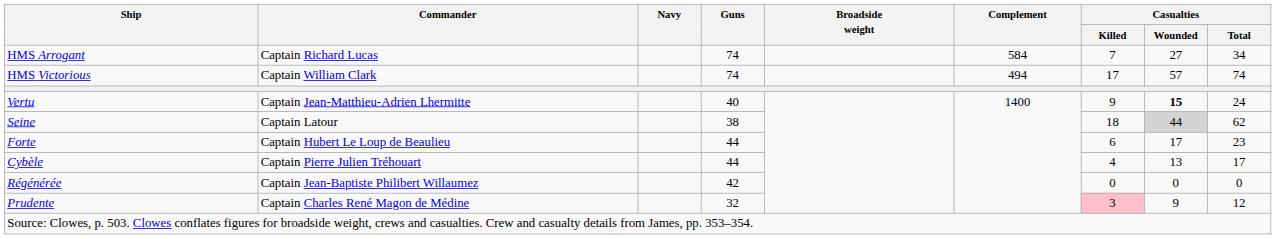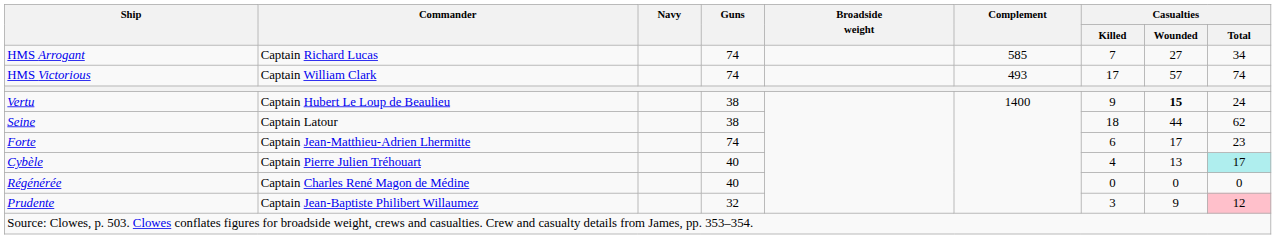(1018, 55) 584 -> (1018, 55) 585
(1018, 75) 494 -> (1018, 75) 493
(365, 101) Captain Jean-Matthieu-Adrien Lhermitte -> (355, 101) Captain Hubert Le Loup de Beaulieu
(733, 101) 40 -> (733, 101) 38
(1176, 122) lightgrey background -> (1176, 122) no background
(355, 142) Captain Hubert Le Loup de Beaulieu -> (365, 142) Captain Jean-Matthieu-Adrien Lhermitte
(733, 142) 44 -> (733, 142) 74
(733, 162) 44 -> (733, 162) 40
(1239, 162) no background -> (1239, 162) paleturquoise background
(370, 182) Captain Jean-Baptiste Philibert Willaumez -> (365, 182) Captain Charles René Magon de Médine
(733, 182) 42 -> (733, 182) 40
(365, 203) Captain Charles René Magon de Médine -> (370, 203) Captain Jean-Baptiste Philibert Willaumez
(1112, 203) pink background -> (1112, 203) no background
(1239, 203) no background -> (1239, 203) pink background
